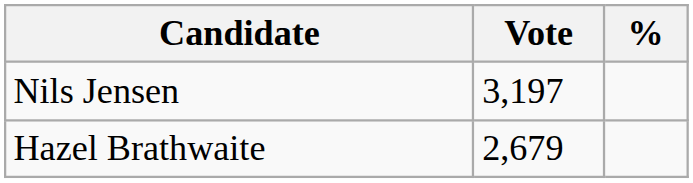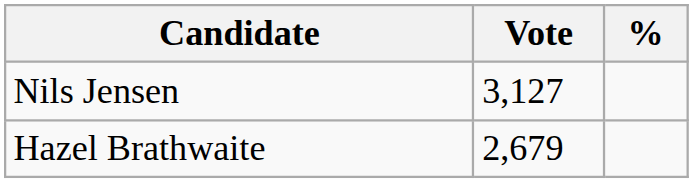(523, 90) 3,197 -> (523, 90) 3,127
